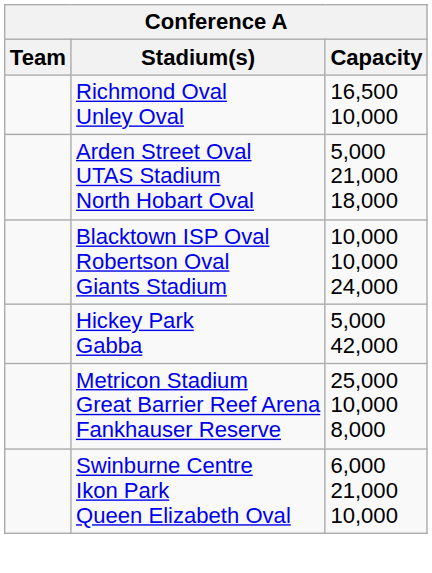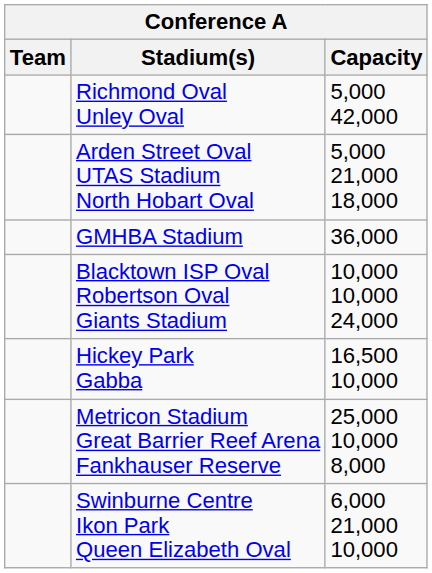(364, 104) 16,500 10,000 -> (364, 104) 5,000 42,000
+ row: (159, 236)
(364, 333) 5,000 42,000 -> (364, 368) 16,500 10,000
